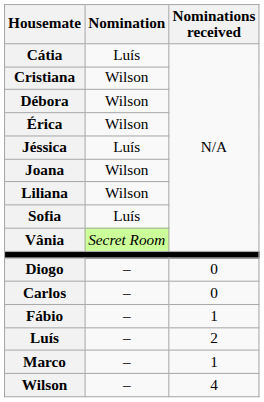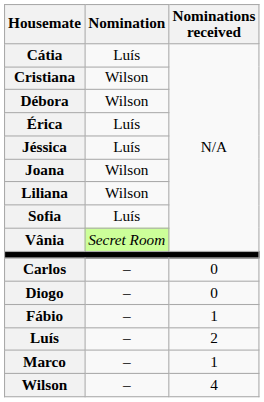(127, 124) Wilson -> (127, 124) Luís
rows swapped: (45, 293) <-> (45, 270)
